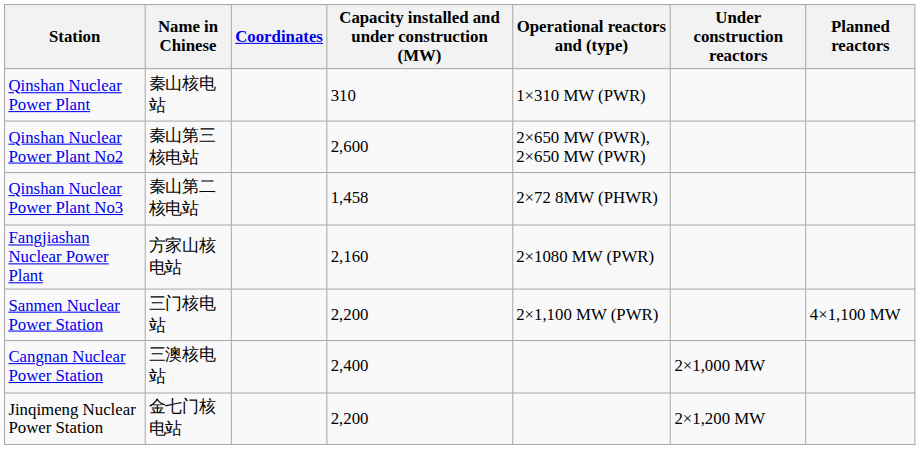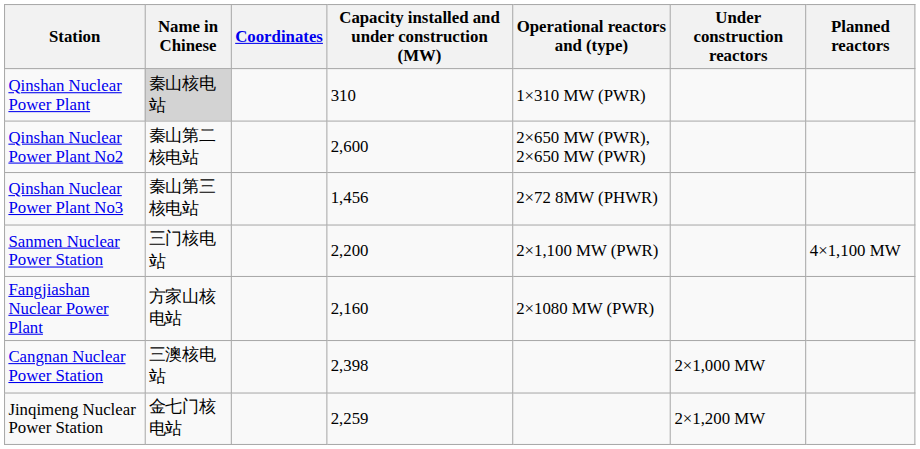(182, 94) no background -> (182, 94) lightgrey background
(182, 146) 秦山第三核电站 -> (182, 146) 秦山第二核电站
(182, 198) 秦山第二核电站 -> (182, 198) 秦山第三核电站
(350, 198) 1,458 -> (350, 198) 1,456
rows swapped: (64, 314) <-> (59, 256)
(350, 366) 2,400 -> (350, 366) 2,398
(350, 418) 2,200 -> (350, 418) 2,259
